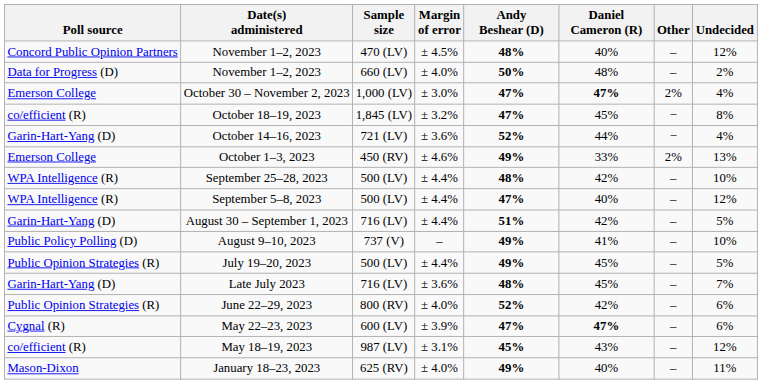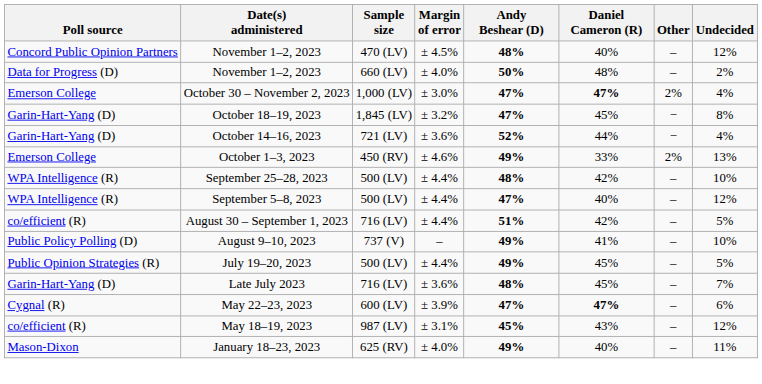(47, 115) co/efficient (R) -> (61, 115) Garin-Hart-Yang (D)
(61, 220) Garin-Hart-Yang (D) -> (47, 220) co/efficient (R)
- row: (267, 305)
